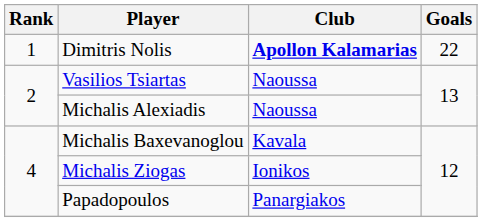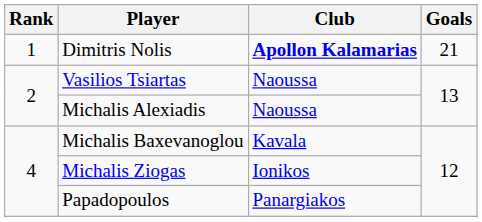(449, 49) 22 -> (449, 49) 21
